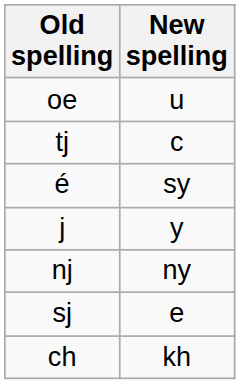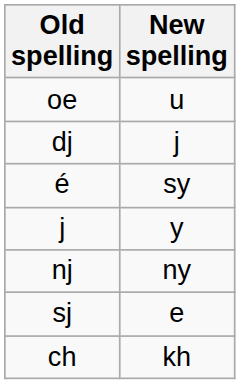- row: (62, 142)
+ row: (62, 142)
